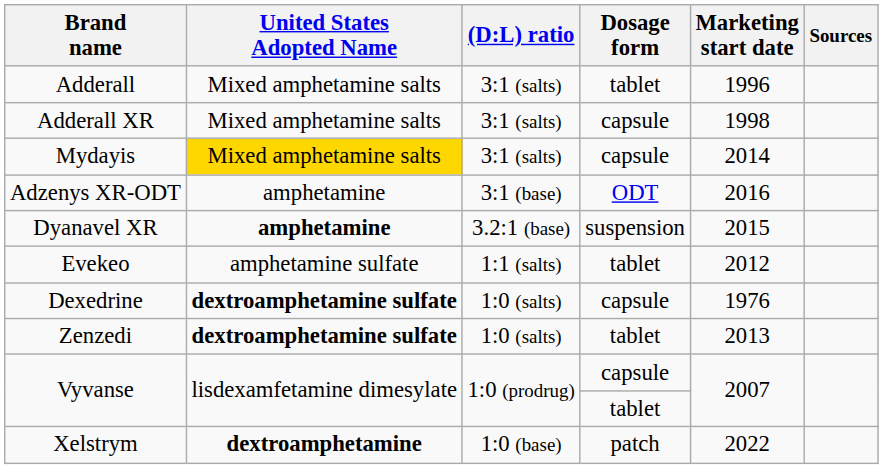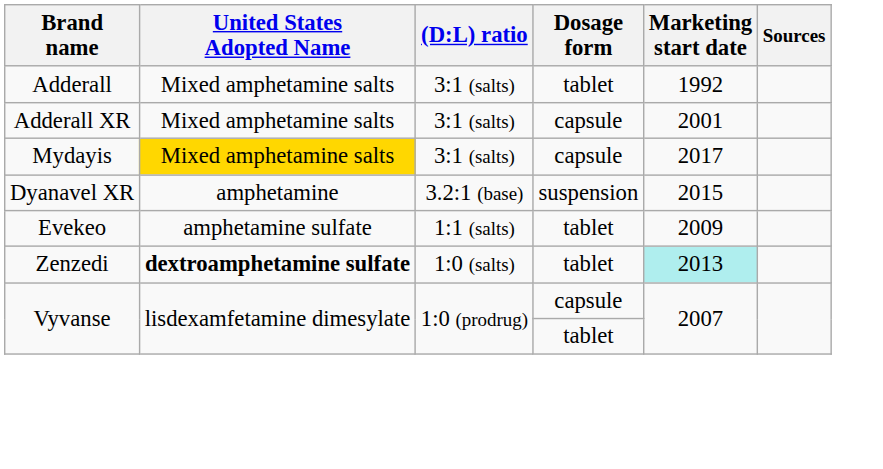(747, 84) 1996 -> (700, 84) 1992
(747, 120) 1998 -> (700, 120) 2001
(747, 156) 2014 -> (700, 156) 2017
- row: (95, 192)
(324, 228) bold -> (278, 192) normal
(747, 264) 2012 -> (700, 228) 2009
- row: (95, 300)
(747, 336) no background -> (700, 264) paleturquoise background
- row: (95, 444)
